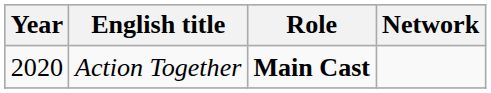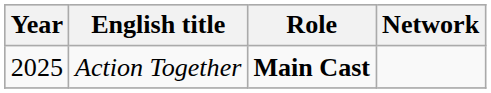(37, 66) 2020 -> (37, 66) 2025
